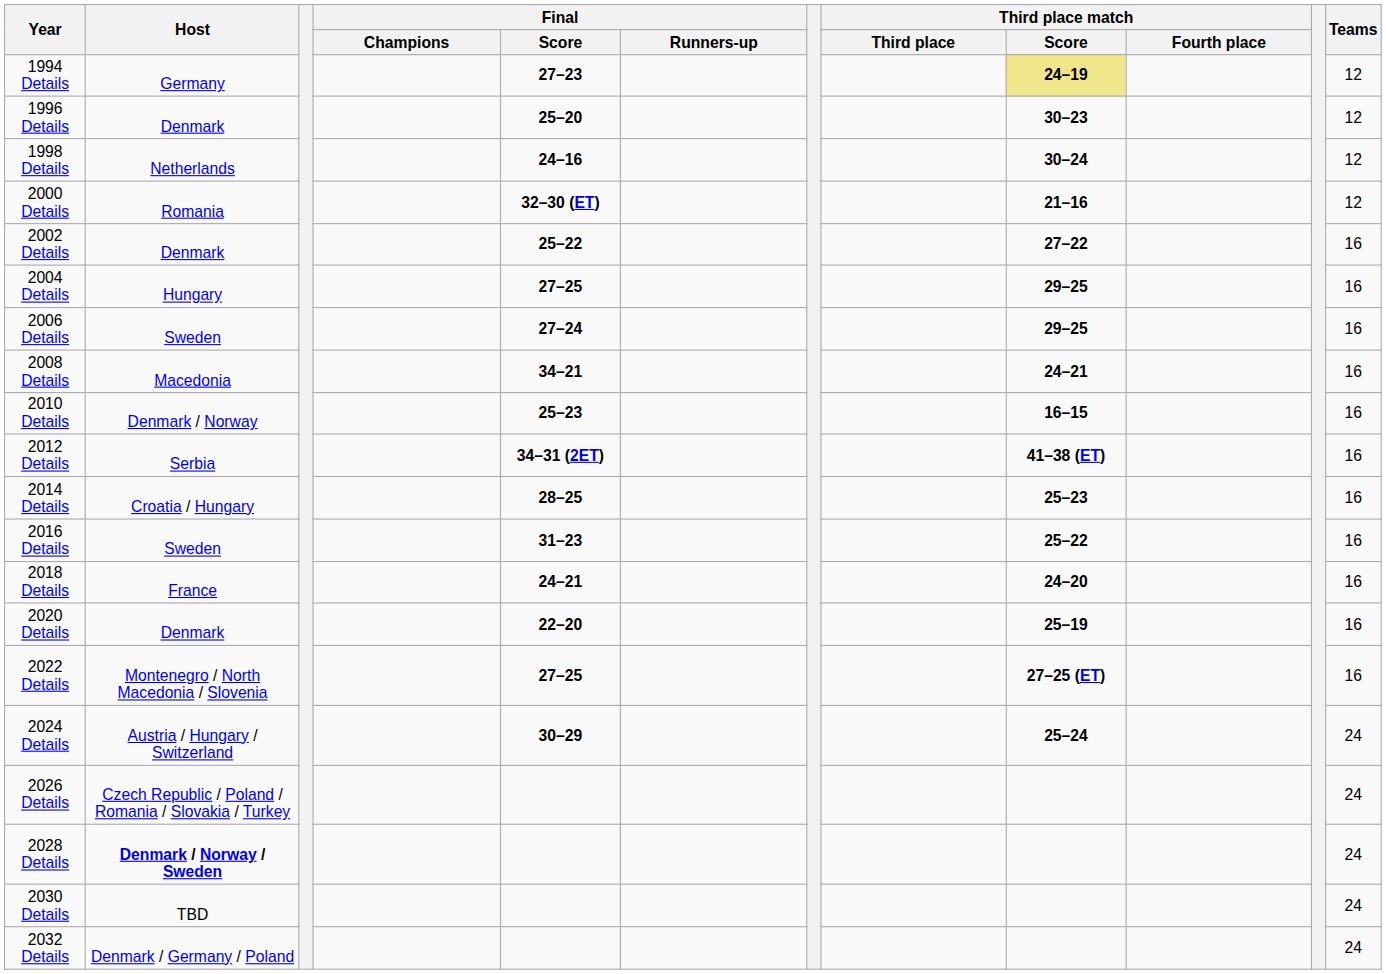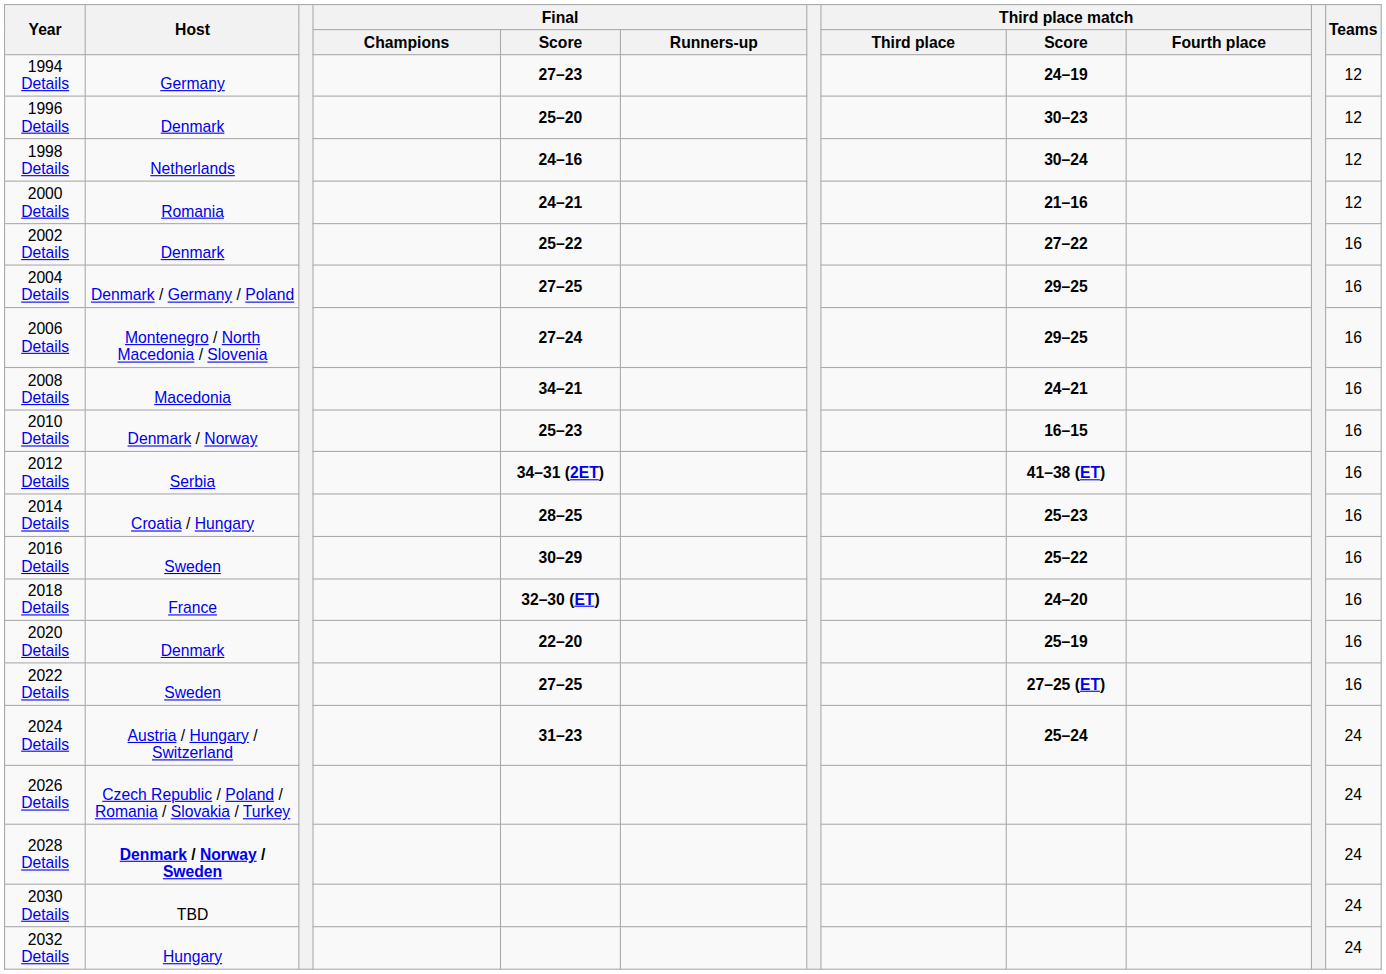(1066, 76) khaki background -> (1066, 76) no background
(560, 202) 32–30 (ET) -> (560, 202) 24–21
(193, 296) Hungary -> (193, 296) Denmark / Germany / Poland
(193, 338) Sweden -> (193, 347) Montenegro / North Macedonia / Slovenia
(560, 540) 31–23 -> (560, 558) 30–29
(560, 582) 24–21 -> (560, 600) 32–30 (ET)
(193, 684) Montenegro / North Macedonia / Slovenia -> (193, 693) Sweden
(560, 735) 30–29 -> (560, 735) 31–23
(193, 957) Denmark / Germany / Poland -> (193, 957) Hungary
